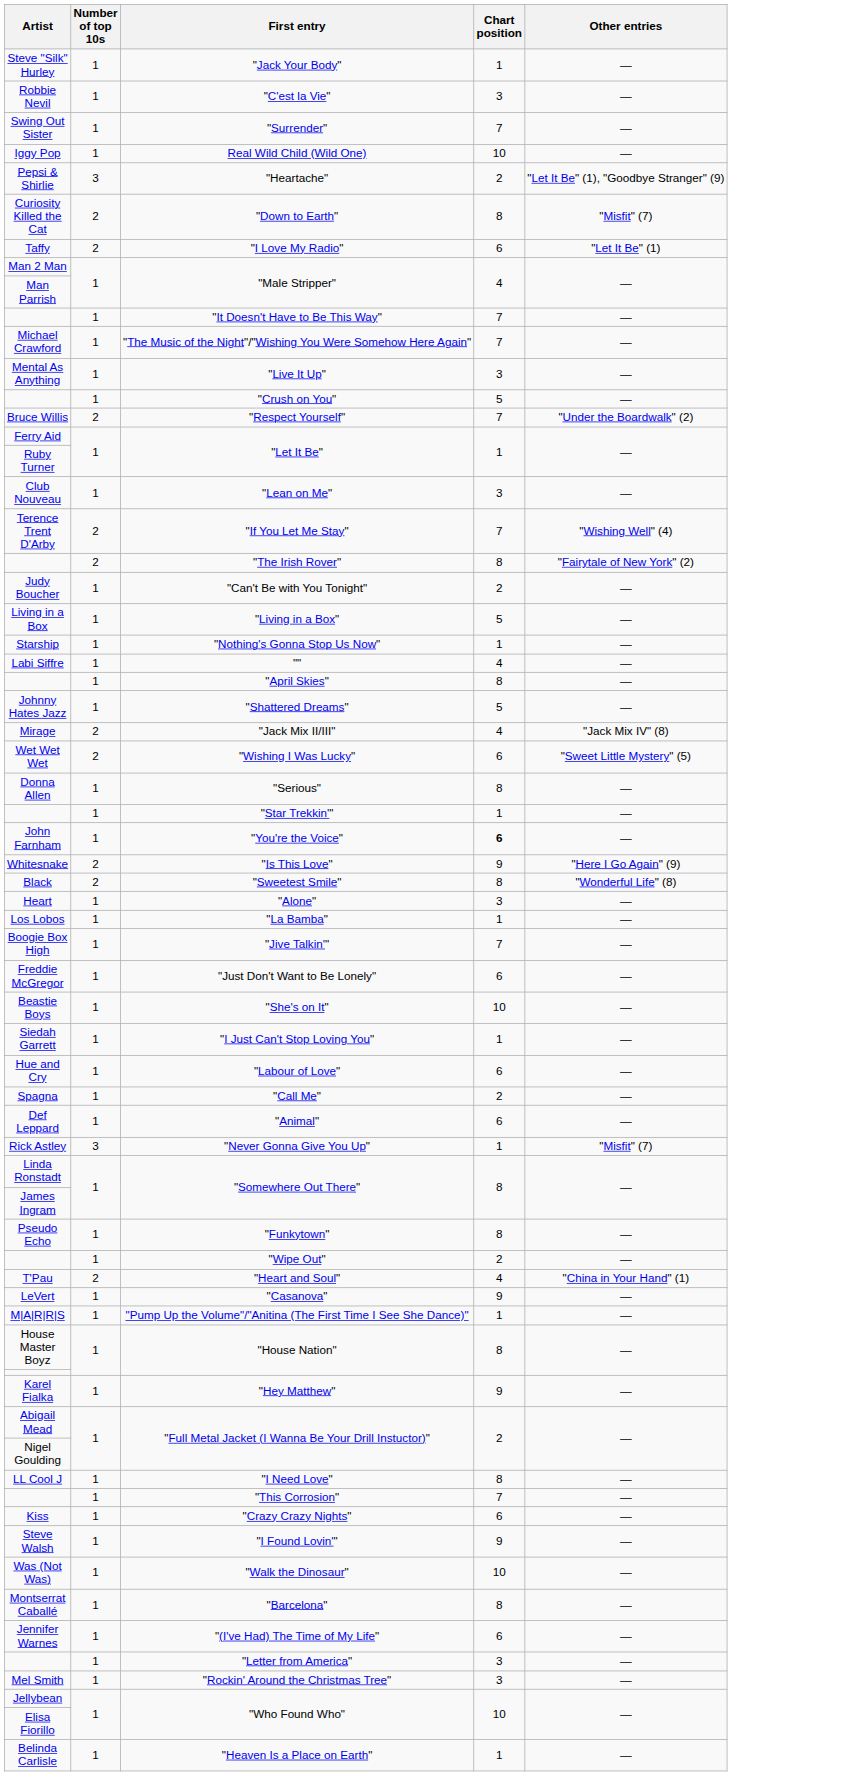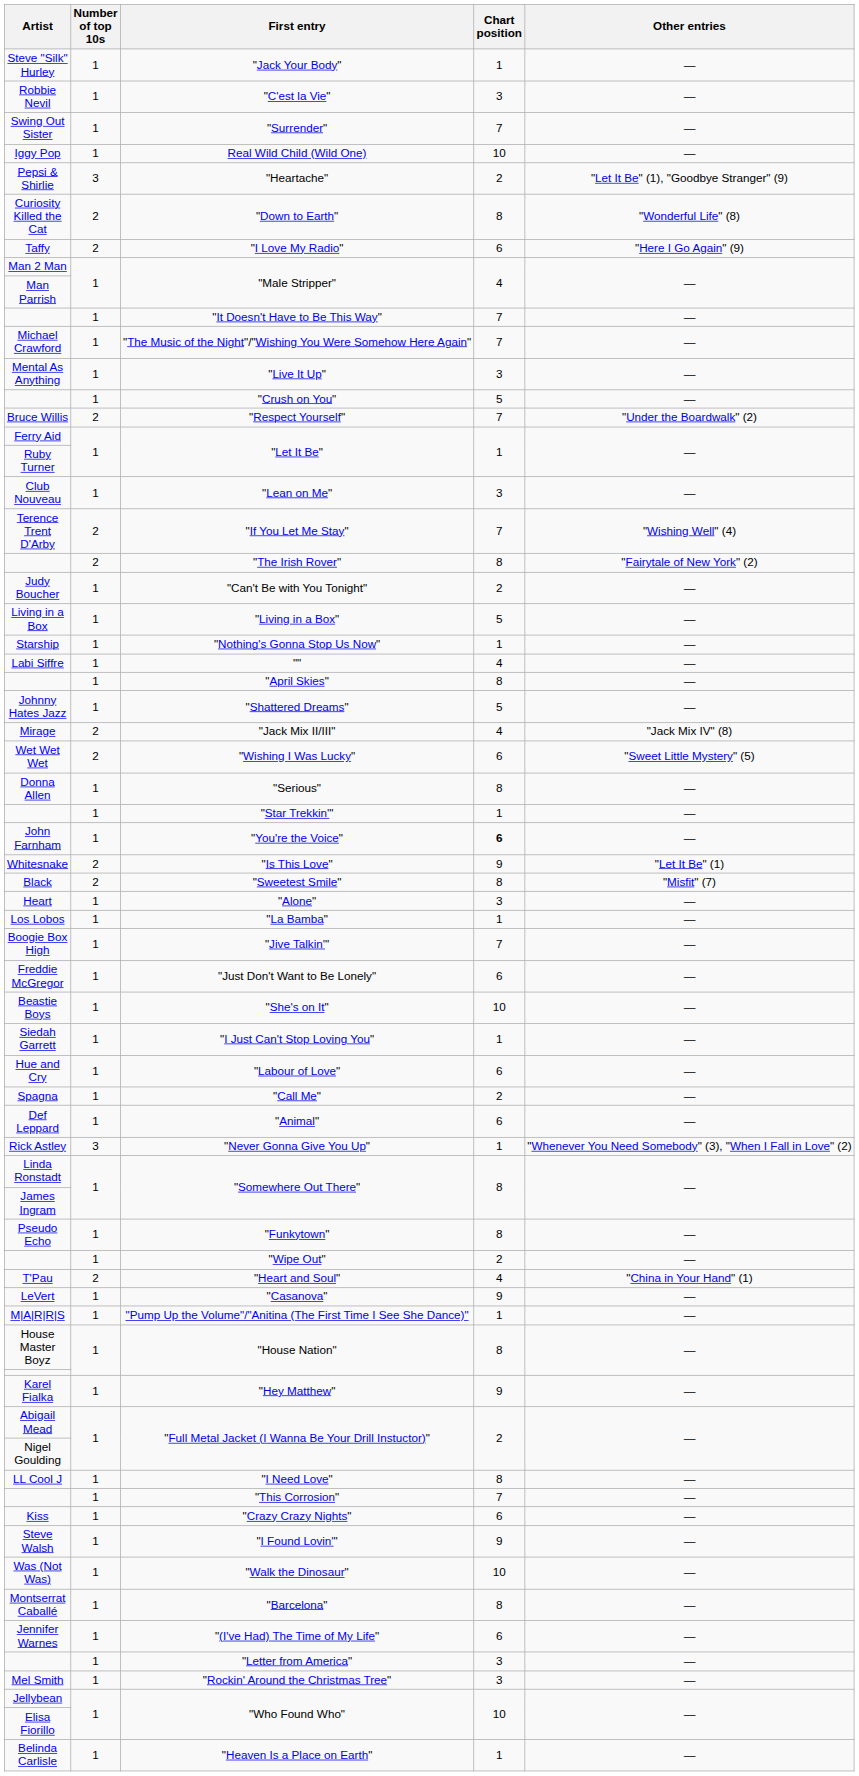(626, 216) "Misfit" (7) -> (689, 216) "Wonderful Life" (8)
(626, 248) "Let It Be" (1) -> (689, 248) "Here I Go Again" (9)
(626, 863) "Here I Go Again" (9) -> (689, 863) "Let It Be" (1)
(626, 882) "Wonderful Life" (8) -> (689, 882) "Misfit" (7)
(626, 1146) "Misfit" (7) -> (689, 1146) "Whenever You Need Somebody" (3), "When I Fall in Love" (2)
